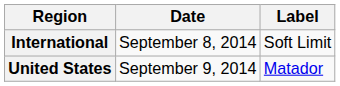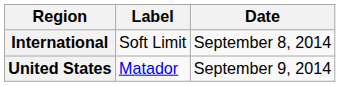columns swapped: (188, 17) <-> (298, 17)
